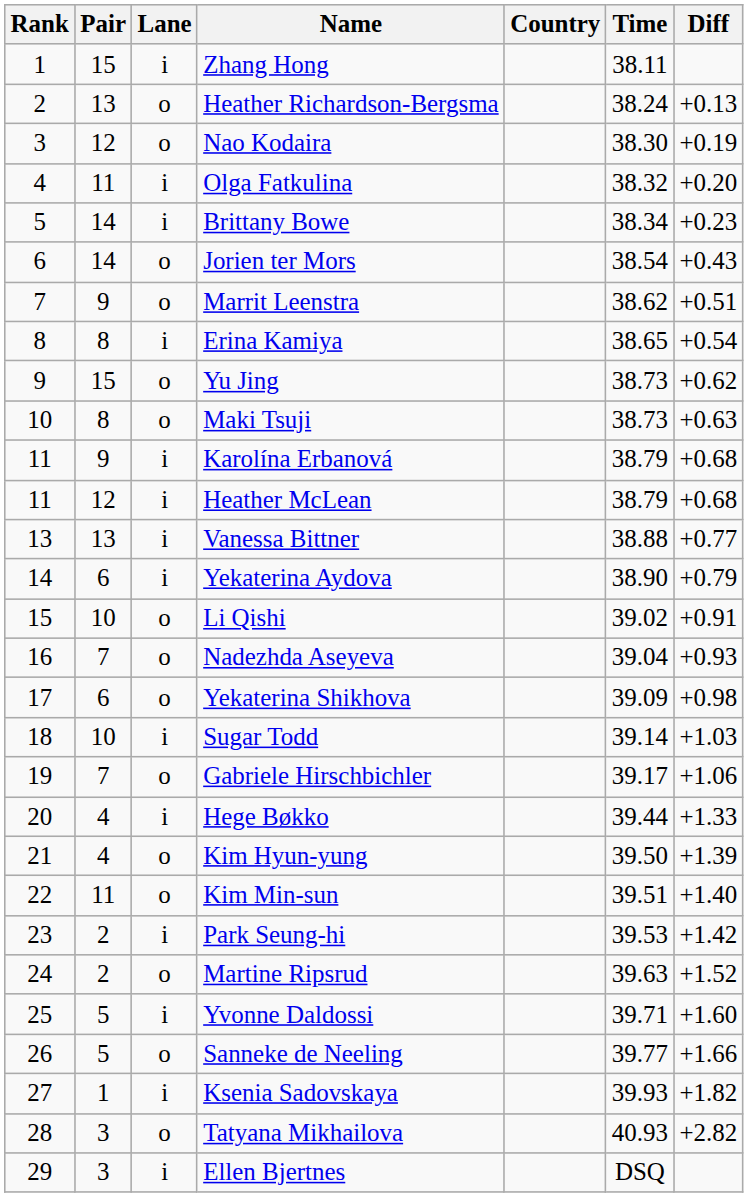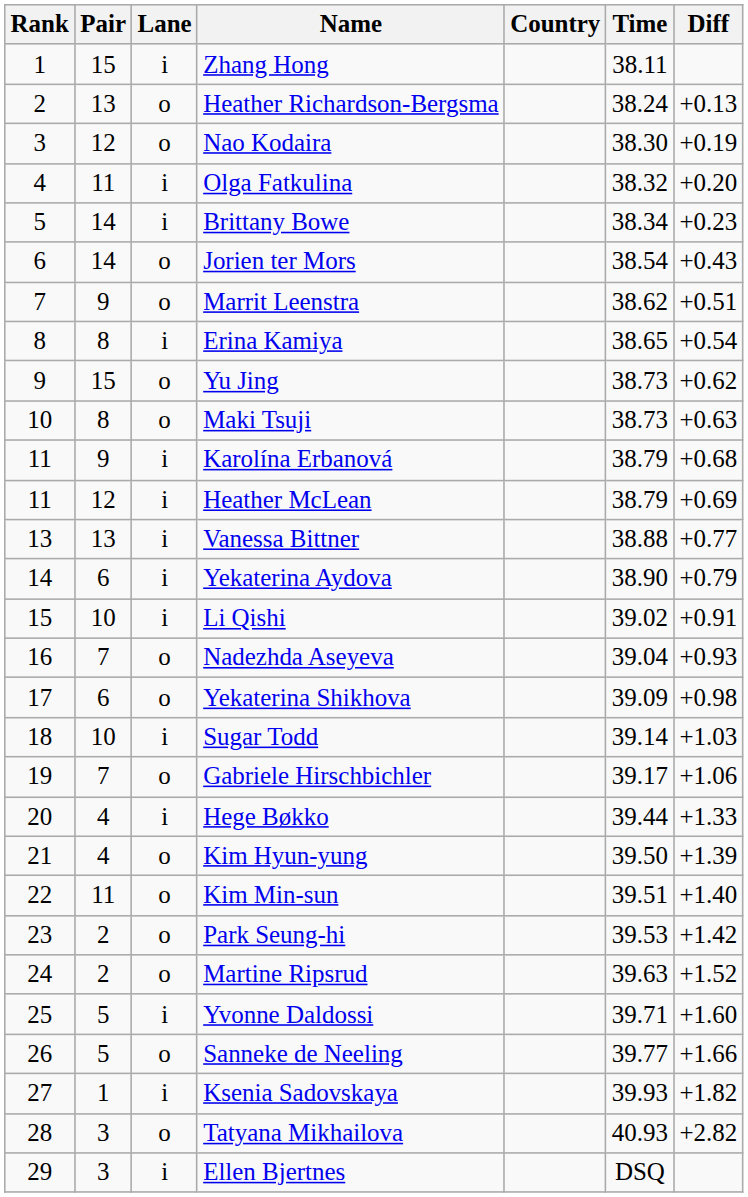(708, 499) +0.68 -> (708, 499) +0.69
(165, 618) o -> (165, 618) i
(165, 934) i -> (165, 934) o
